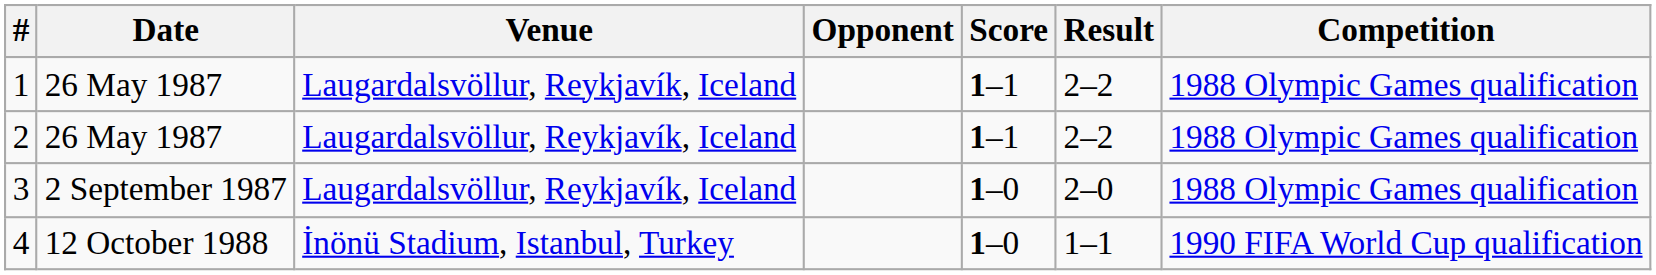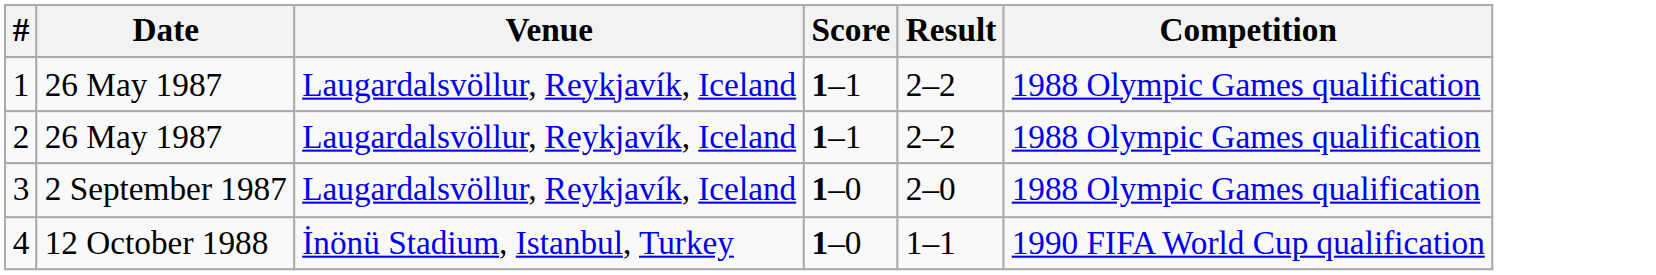- column: (883, 30)
